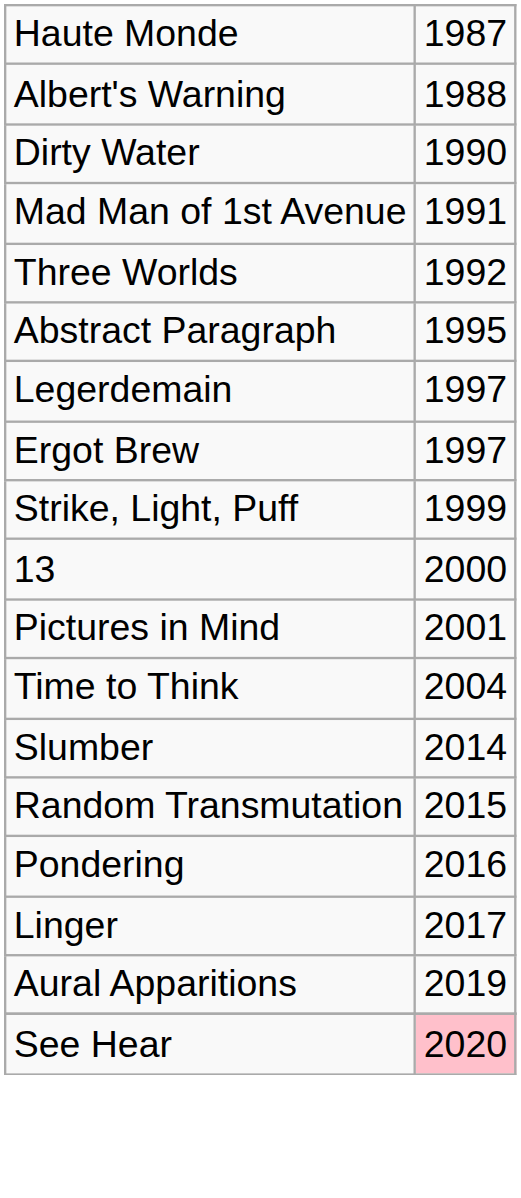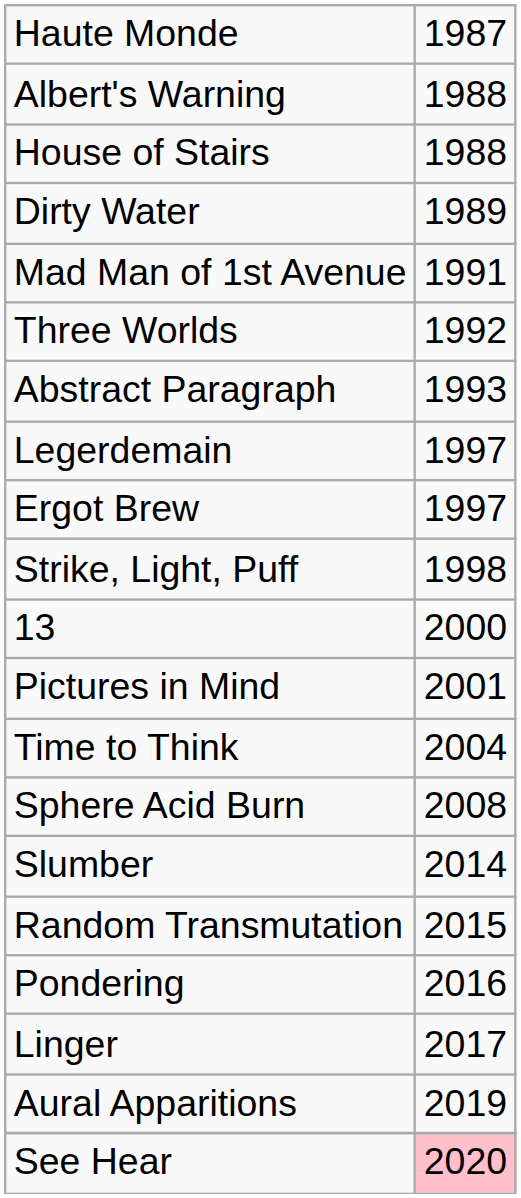+ row: (142, 152)
(465, 152) 1990 -> (465, 212) 1989
(465, 331) 1995 -> (465, 390) 1993
(465, 509) 1999 -> (465, 568) 1998
+ row: (160, 806)
